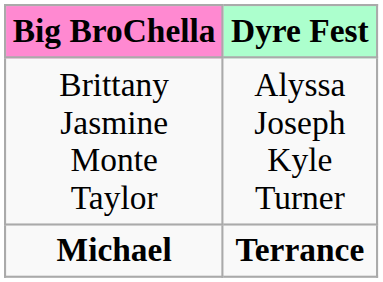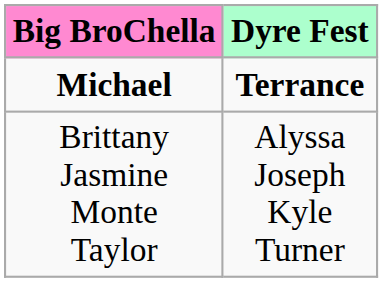rows swapped: (114, 249) <-> (114, 140)
